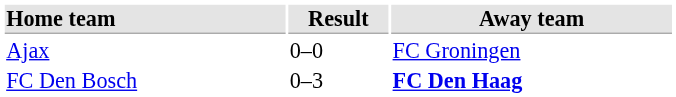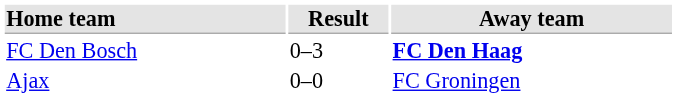rows swapped: (28, 50) <-> (72, 81)
